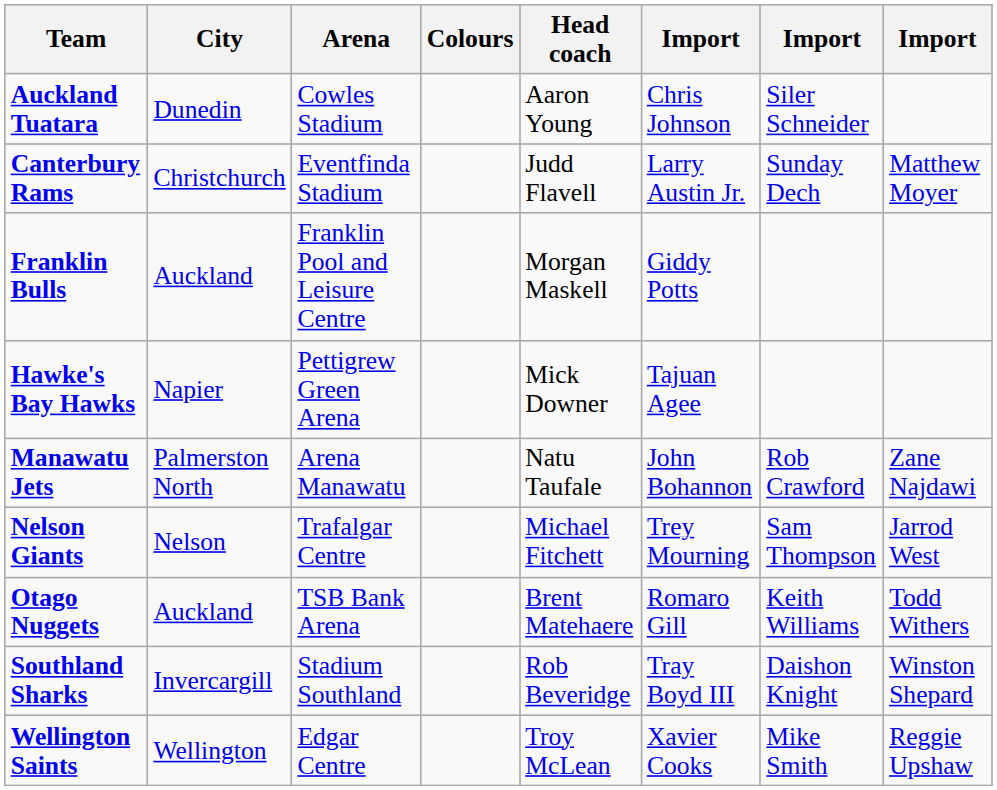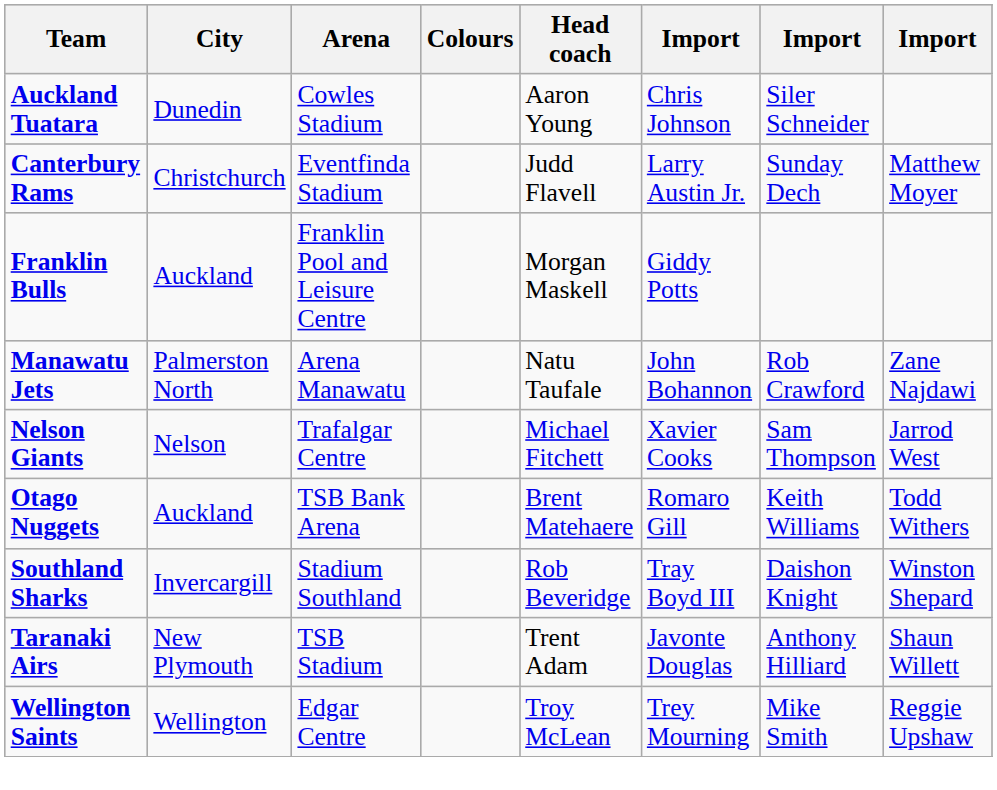- row: (73, 388)
(698, 542) Trey Mourning -> (682, 443) Xavier Cooks
+ row: (61, 652)
(682, 750) Xavier Cooks -> (698, 721) Trey Mourning
